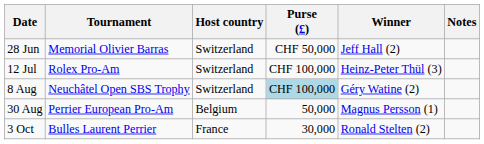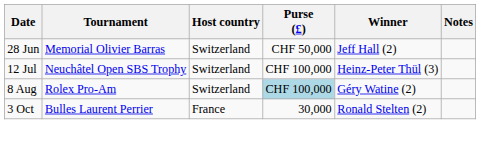(84, 69) Rolex Pro-Am -> (116, 69) Neuchâtel Open SBS Trophy
(119, 89) Neuchâtel Open SBS Trophy -> (81, 89) Rolex Pro-Am
- row: (25, 109)
